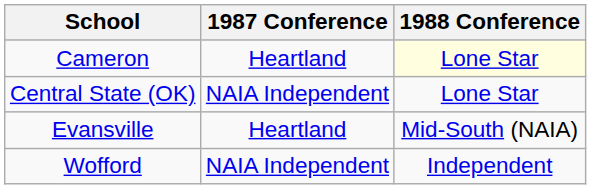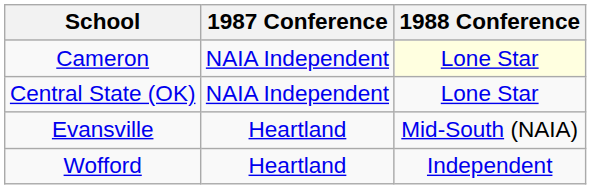(297, 58) Heartland -> (297, 58) NAIA Independent
(297, 165) NAIA Independent -> (297, 165) Heartland
